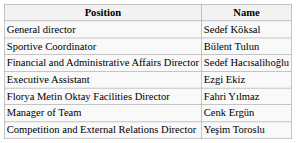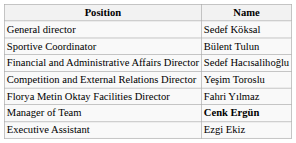rows swapped: (101, 130) <-> (48, 79)
(229, 113) normal -> (232, 113) bold
